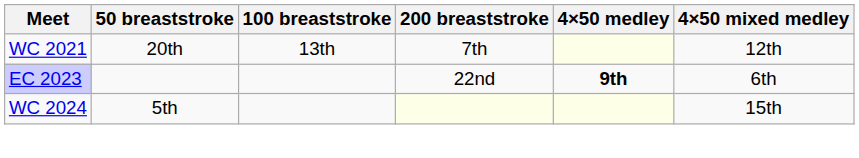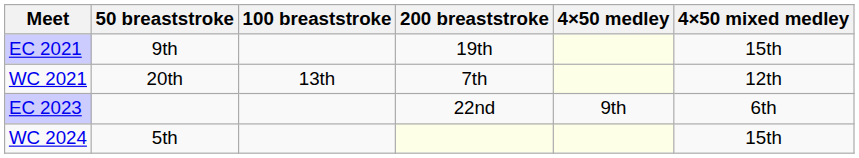+ row: (45, 49)
(613, 78) bold -> (613, 108) normal
